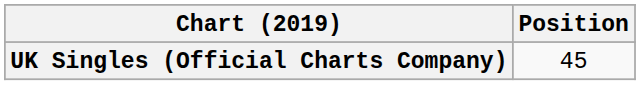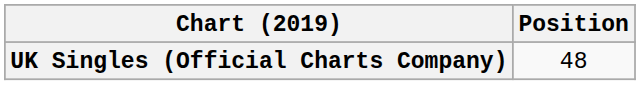(574, 61) 45 -> (574, 61) 48
